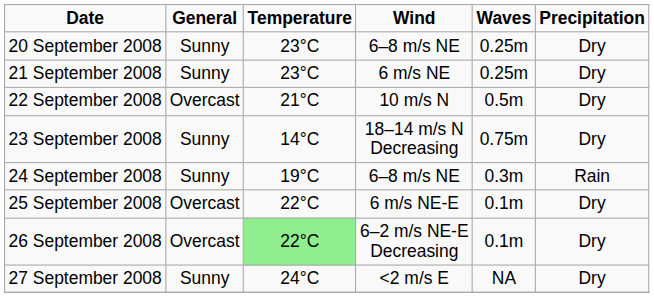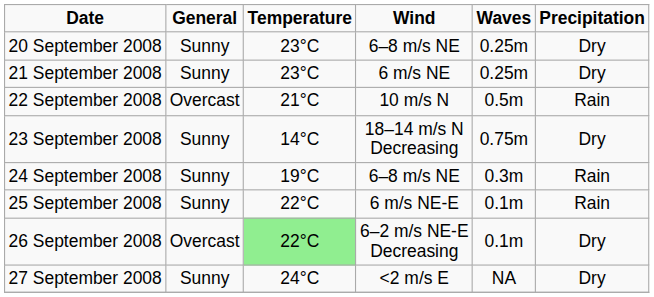(592, 101) Dry -> (592, 101) Rain
(205, 203) Overcast -> (205, 203) Sunny
(592, 203) Dry -> (592, 203) Rain
